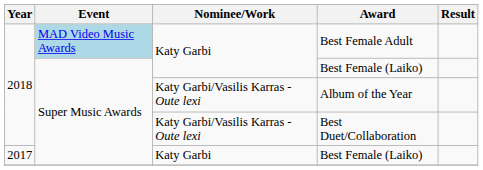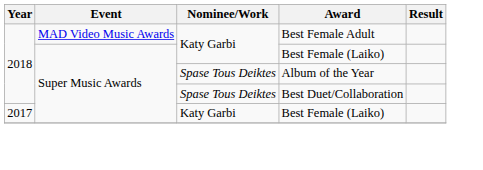(86, 41) lightblue background -> (106, 34) no background
(223, 94) Katy Garbi/Vasilis Karras - Oute lexi -> (228, 73) Spase Tous Deiktes
(223, 128) Katy Garbi/Vasilis Karras - Oute lexi -> (228, 93) Spase Tous Deiktes
